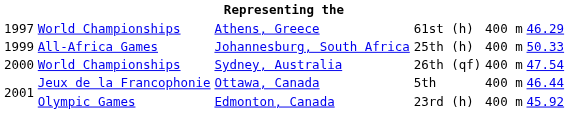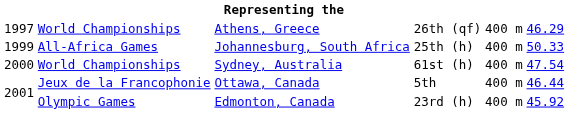(444, 28) 61st (h) -> (447, 28) 26th (qf)
(447, 65) 26th (qf) -> (444, 65) 61st (h)
